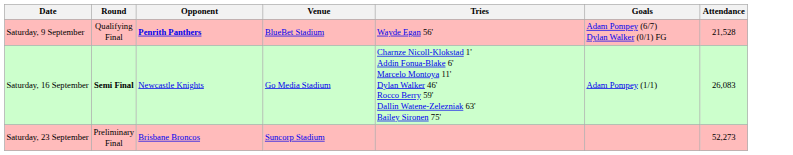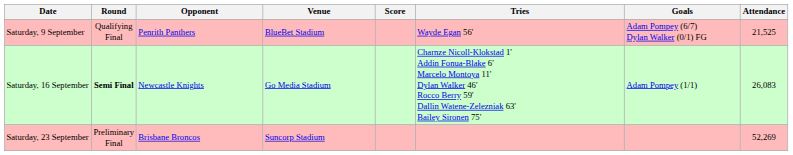+ column: (395, 11)
(170, 32) bold -> (167, 32) normal
(724, 32) 21,528 -> (764, 32) 21,525
(724, 137) 52,273 -> (764, 137) 52,269
